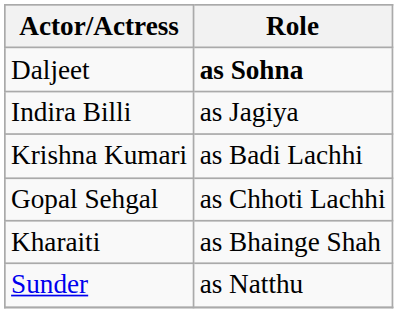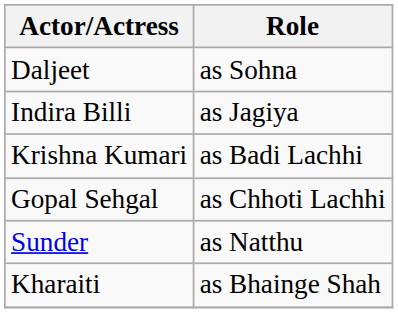(251, 69) bold -> (248, 69) normal
rows swapped: (50, 284) <-> (56, 241)
